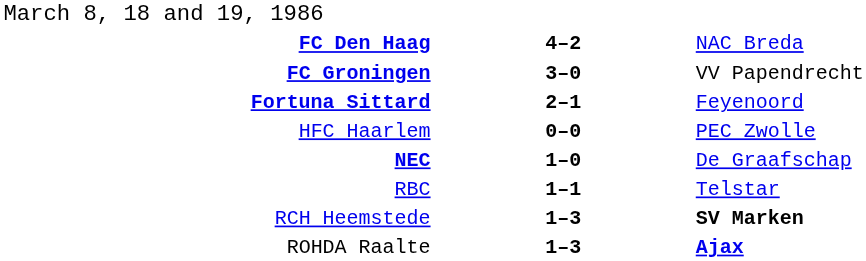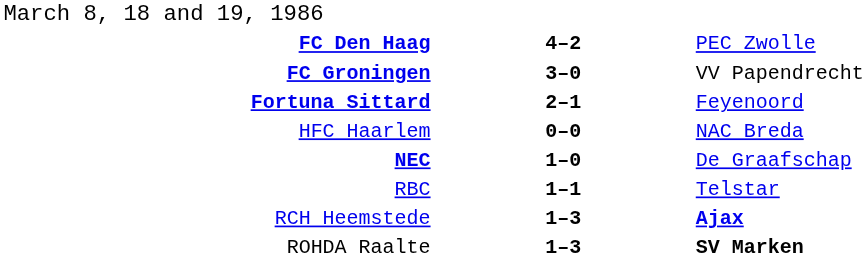(750, 44) NAC Breda -> (756, 44) PEC Zwolle
(756, 132) PEC Zwolle -> (750, 132) NAC Breda
(750, 219) SV Marken -> (720, 219) Ajax
(720, 248) Ajax -> (750, 248) SV Marken
